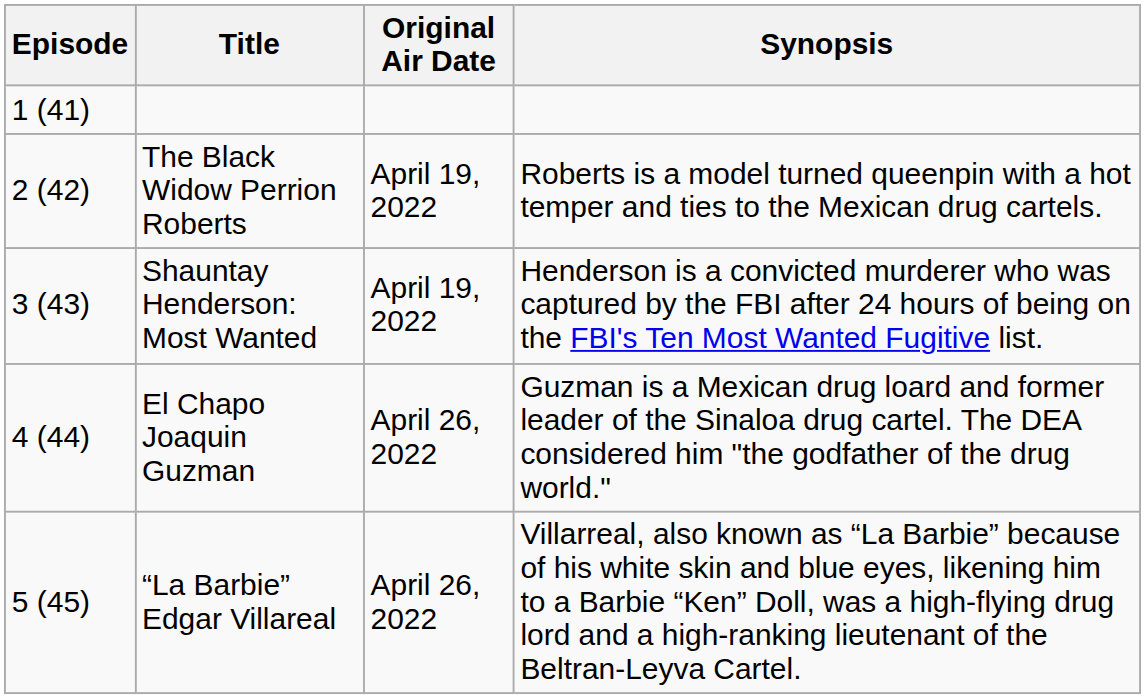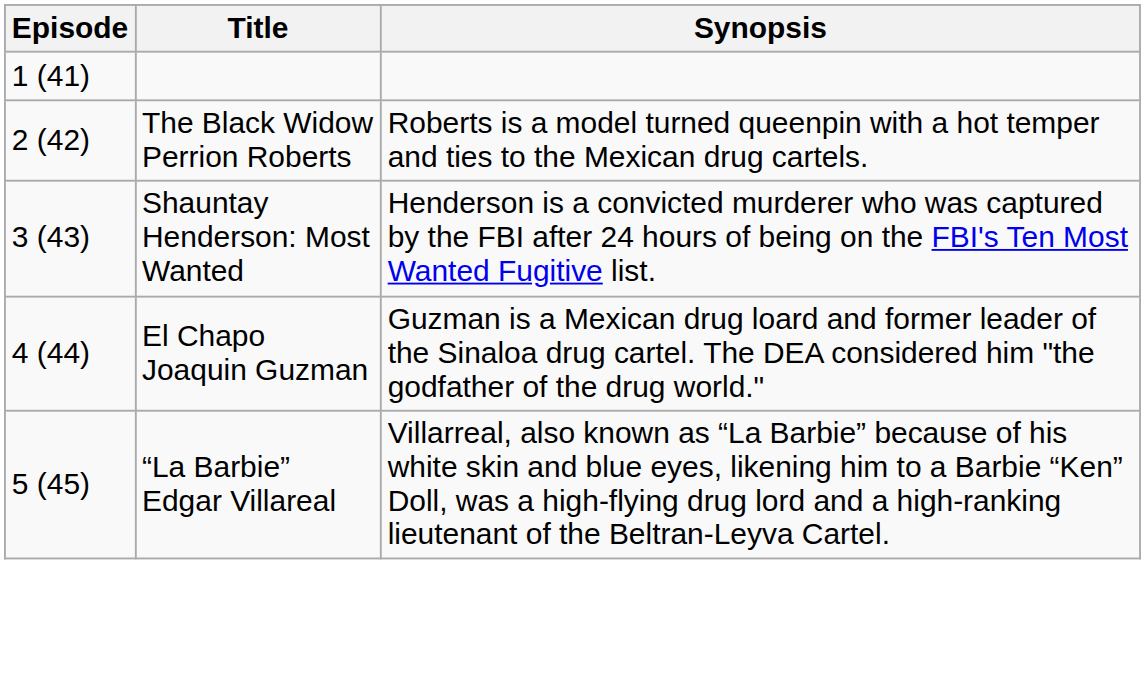- column: (439, 45)
